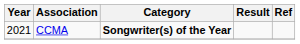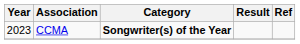(19, 30) 2021 -> (19, 30) 2023
